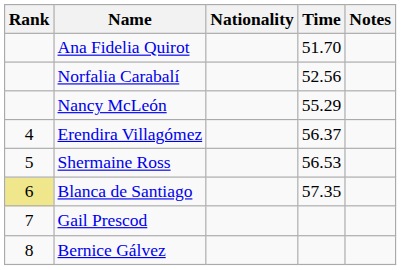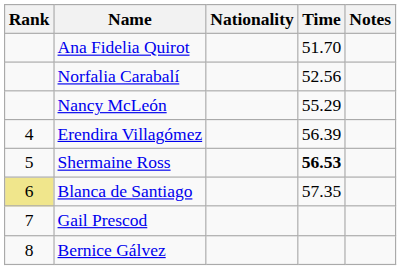(322, 134) 56.37 -> (322, 134) 56.39
(322, 163) normal -> (322, 163) bold
